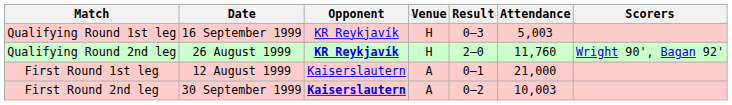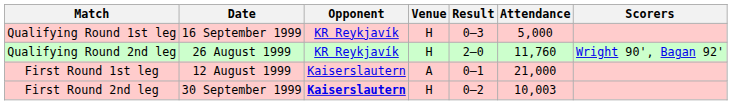(535, 33) 5,003 -> (535, 33) 5,000
(356, 52) bold -> (356, 52) normal
(429, 90) A -> (429, 90) H
